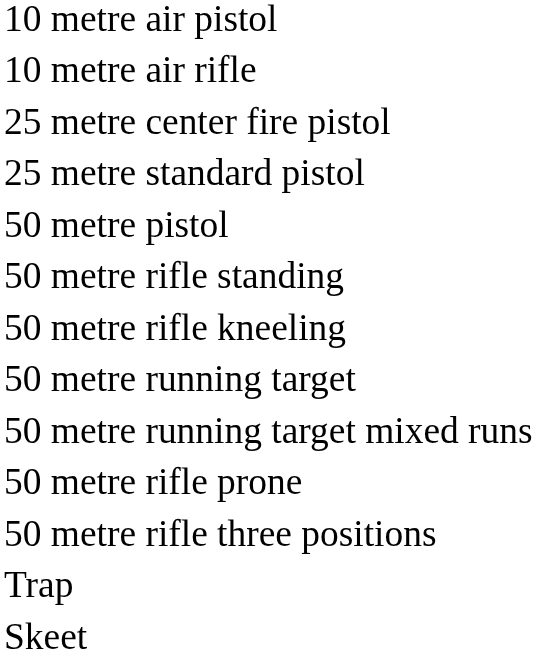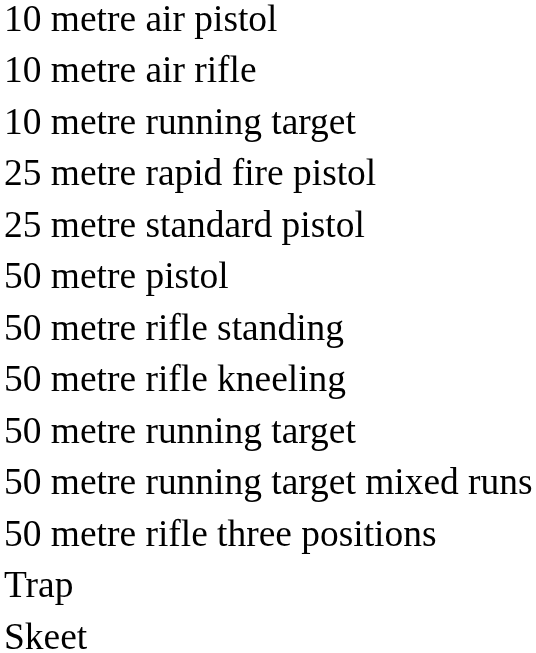+ row: (180, 121)
- row: (197, 121)
+ row: (190, 172)
- row: (153, 481)
